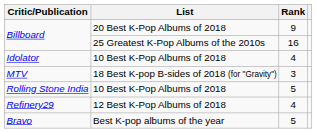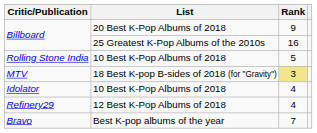rows swapped: (23, 58) <-> (48, 89)
(293, 74) no background -> (293, 74) khaki background
(293, 120) 5 -> (293, 120) 7
